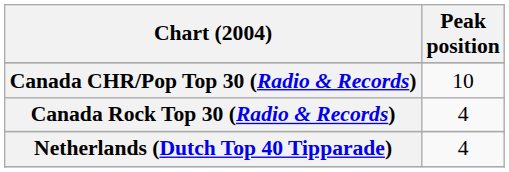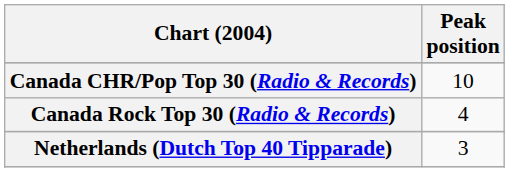(463, 148) 4 -> (463, 148) 3
